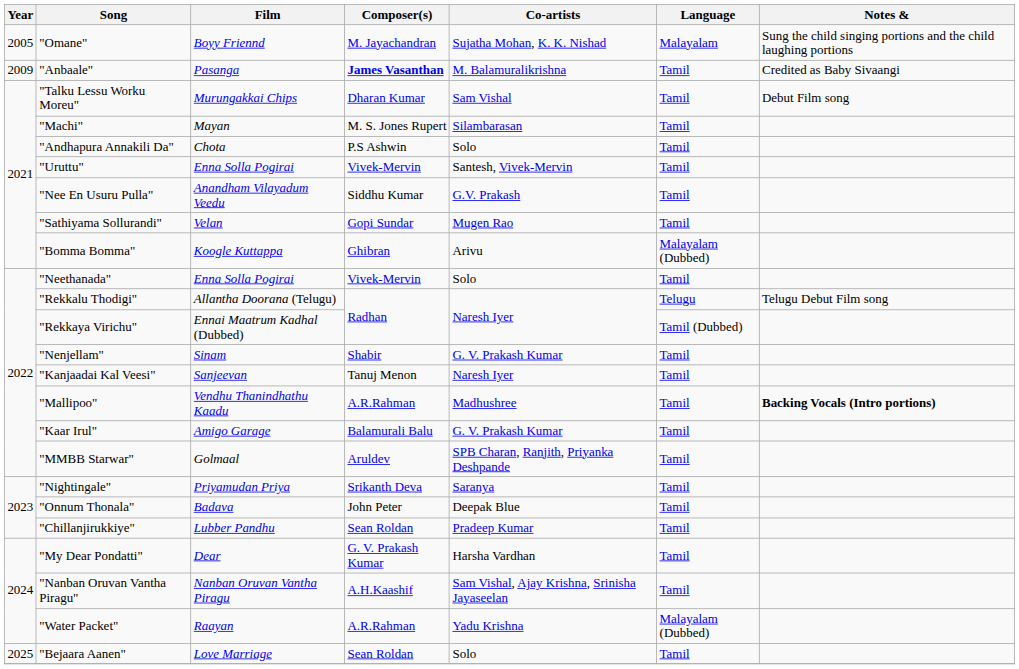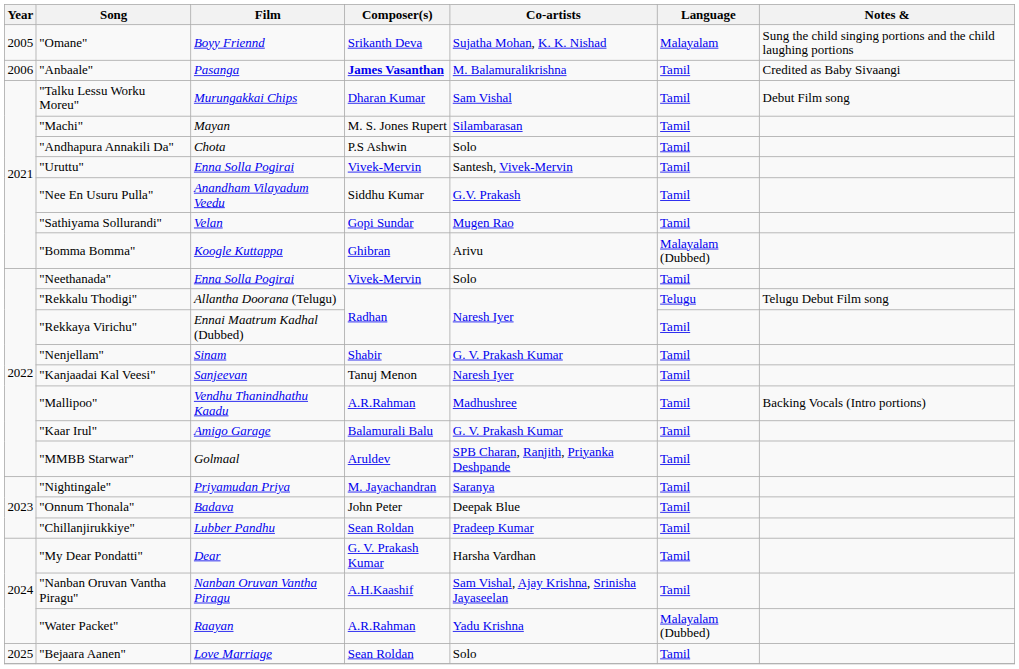(392, 42) M. Jayachandran -> (385, 42) Srikanth Deva
(20, 70) 2009 -> (20, 70) 2006
(701, 327) Tamil (Dubbed) -> (675, 327) Tamil
(849, 403) bold -> (844, 403) normal
(385, 486) Srikanth Deva -> (392, 486) M. Jayachandran
